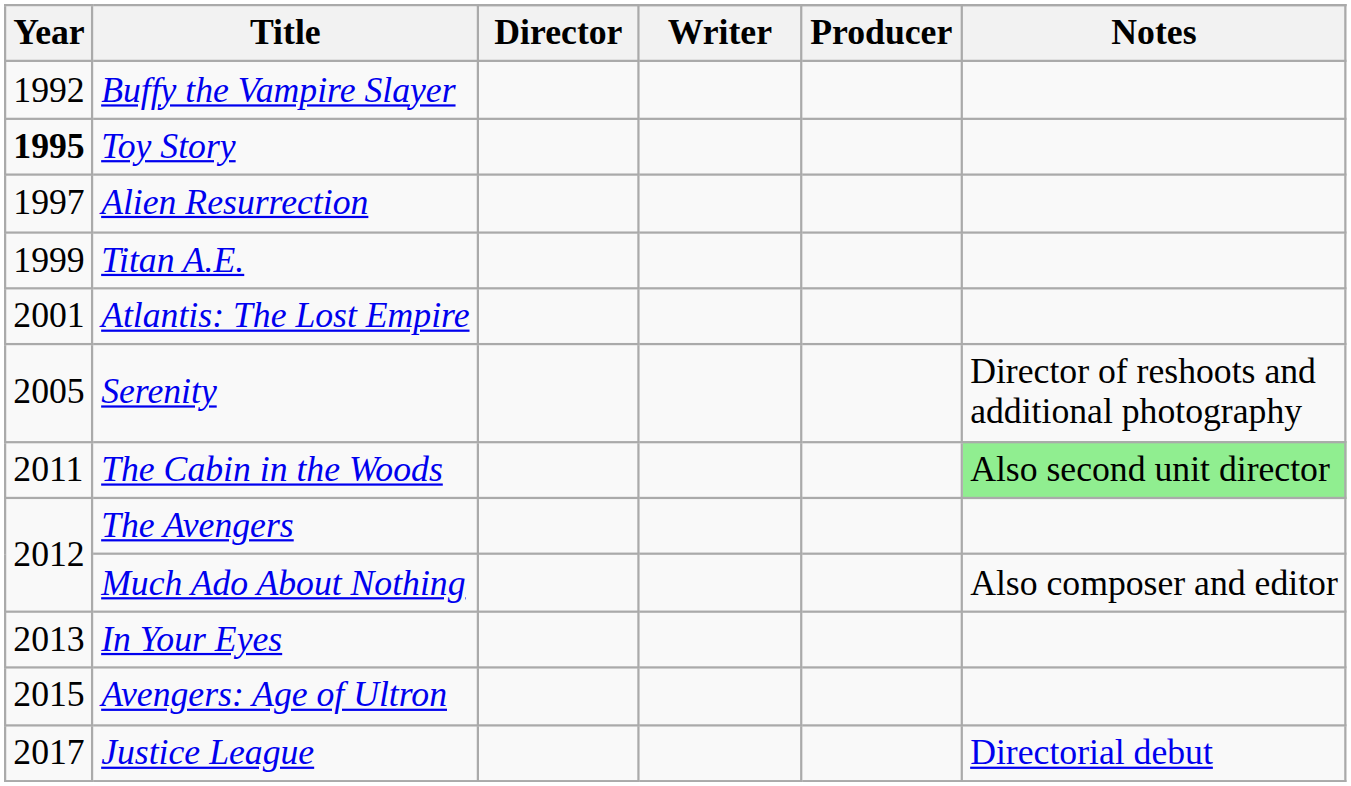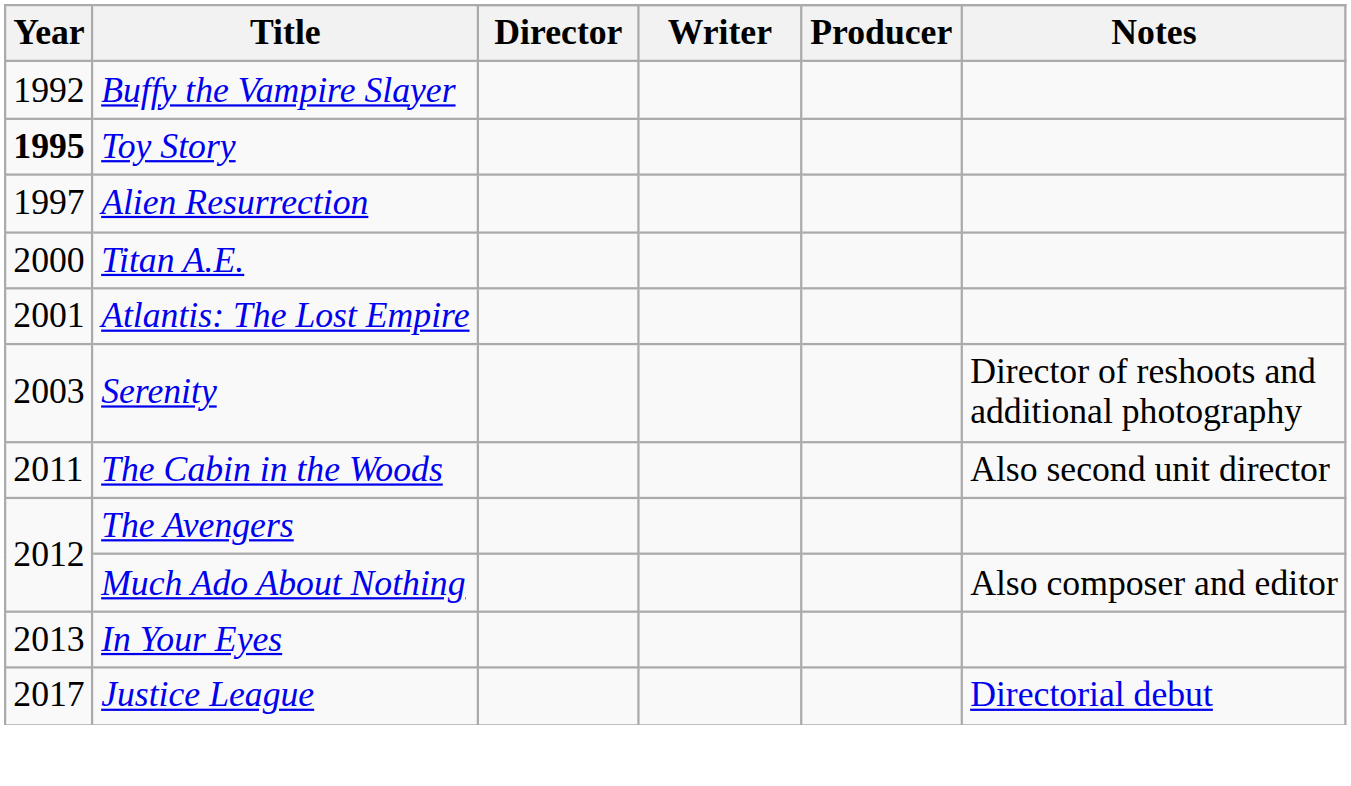(49, 259) 1999 -> (49, 259) 2000
(49, 392) 2005 -> (49, 392) 2003
(1150, 469) lightgreen background -> (1150, 469) no background
- row: (274, 695)
